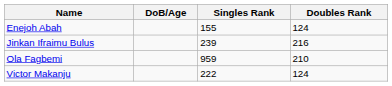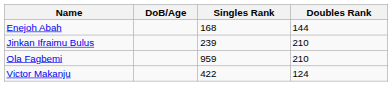(208, 28) 155 -> (208, 28) 168
(300, 28) 124 -> (300, 28) 144
(300, 43) 216 -> (300, 43) 210
(208, 74) 222 -> (208, 74) 422
